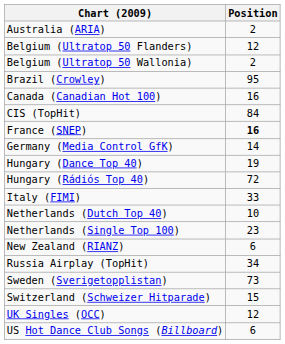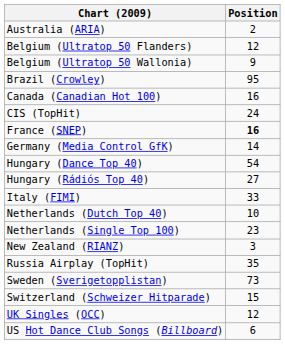(253, 63) 2 -> (253, 63) 9
(253, 113) 84 -> (253, 113) 24
(253, 163) 19 -> (253, 163) 54
(253, 180) 72 -> (253, 180) 27
(253, 247) 6 -> (253, 247) 3
(253, 264) 34 -> (253, 264) 35
